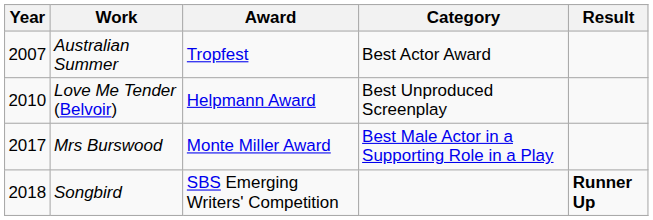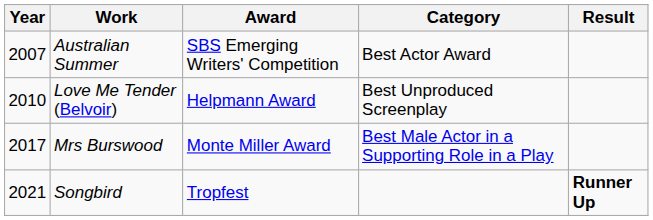(218, 54) Tropfest -> (263, 54) SBS Emerging Writers' Competition
(27, 192) 2018 -> (27, 192) 2021
(263, 192) SBS Emerging Writers' Competition -> (218, 192) Tropfest
